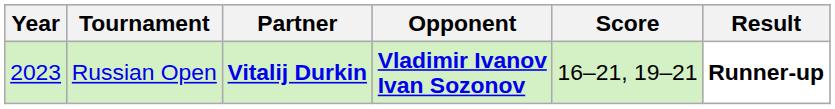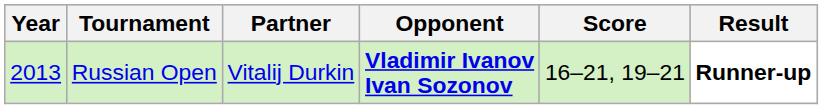(36, 72) 2023 -> (36, 72) 2013
(297, 72) bold -> (291, 72) normal
